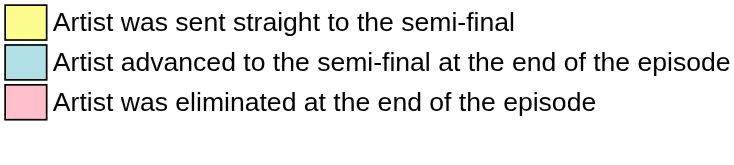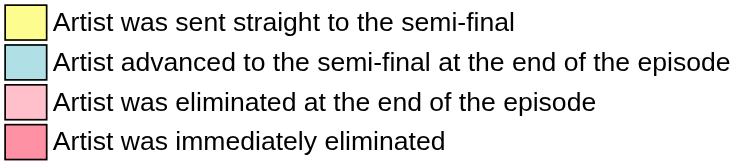+ row: (249, 141)
